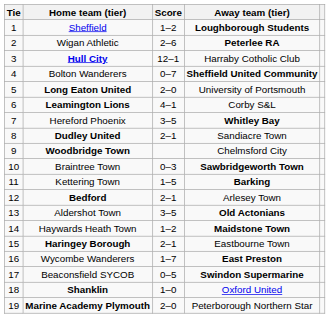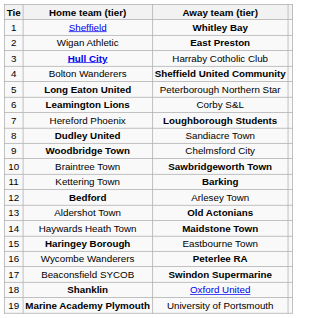- column: (168, 12)
(252, 27) Loughborough Students -> (220, 27) Whitley Bay
(252, 43) Peterlee RA -> (220, 43) East Preston
(252, 89) University of Portsmouth -> (220, 89) Peterborough Northern Star
(252, 120) Whitley Bay -> (220, 120) Loughborough Students
(252, 259) East Preston -> (220, 259) Peterlee RA
(252, 305) Peterborough Northern Star -> (220, 305) University of Portsmouth
